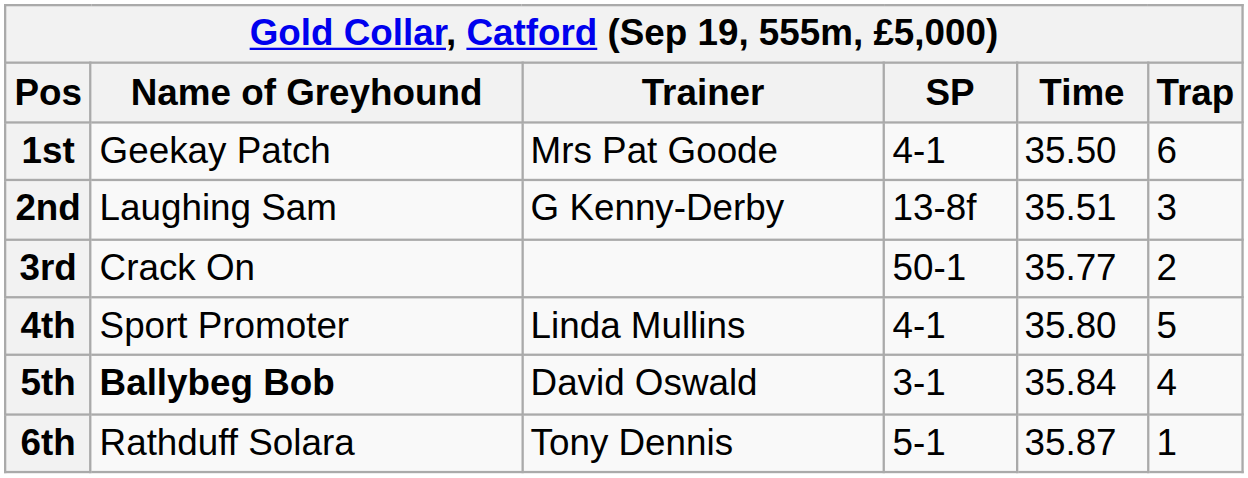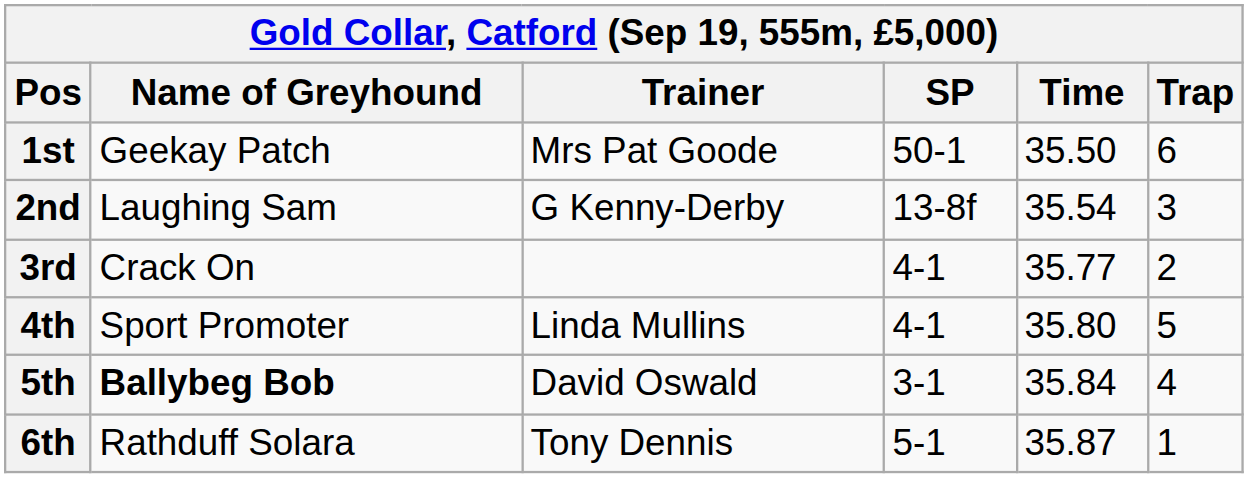(919, 150) 4-1 -> (929, 150) 50-1
(1071, 208) 35.51 -> (1071, 208) 35.54
(929, 267) 50-1 -> (919, 267) 4-1
